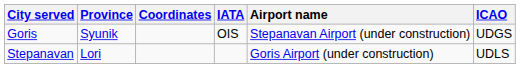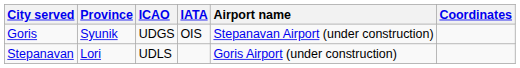columns swapped: (492, 14) <-> (175, 14)
